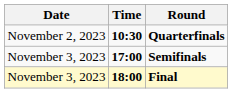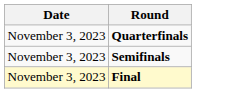- column: (127, 14)
(56, 35) November 2, 2023 -> (56, 35) November 3, 2023
